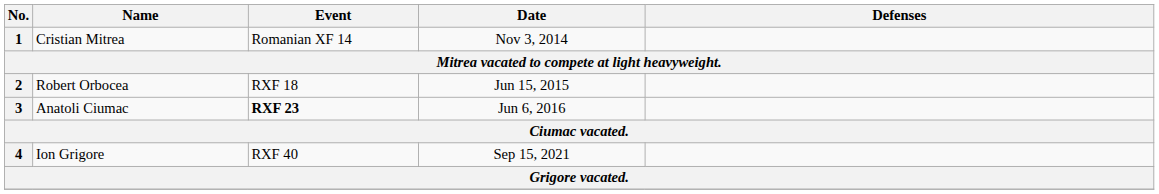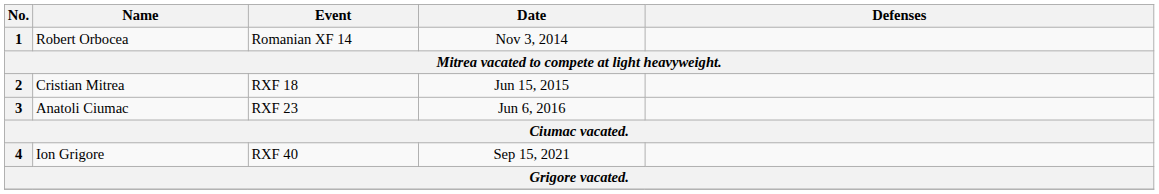(80, 39) Cristian Mitrea -> (82, 39) Robert Orbocea
(82, 85) Robert Orbocea -> (80, 85) Cristian Mitrea
(275, 108) bold -> (275, 108) normal
